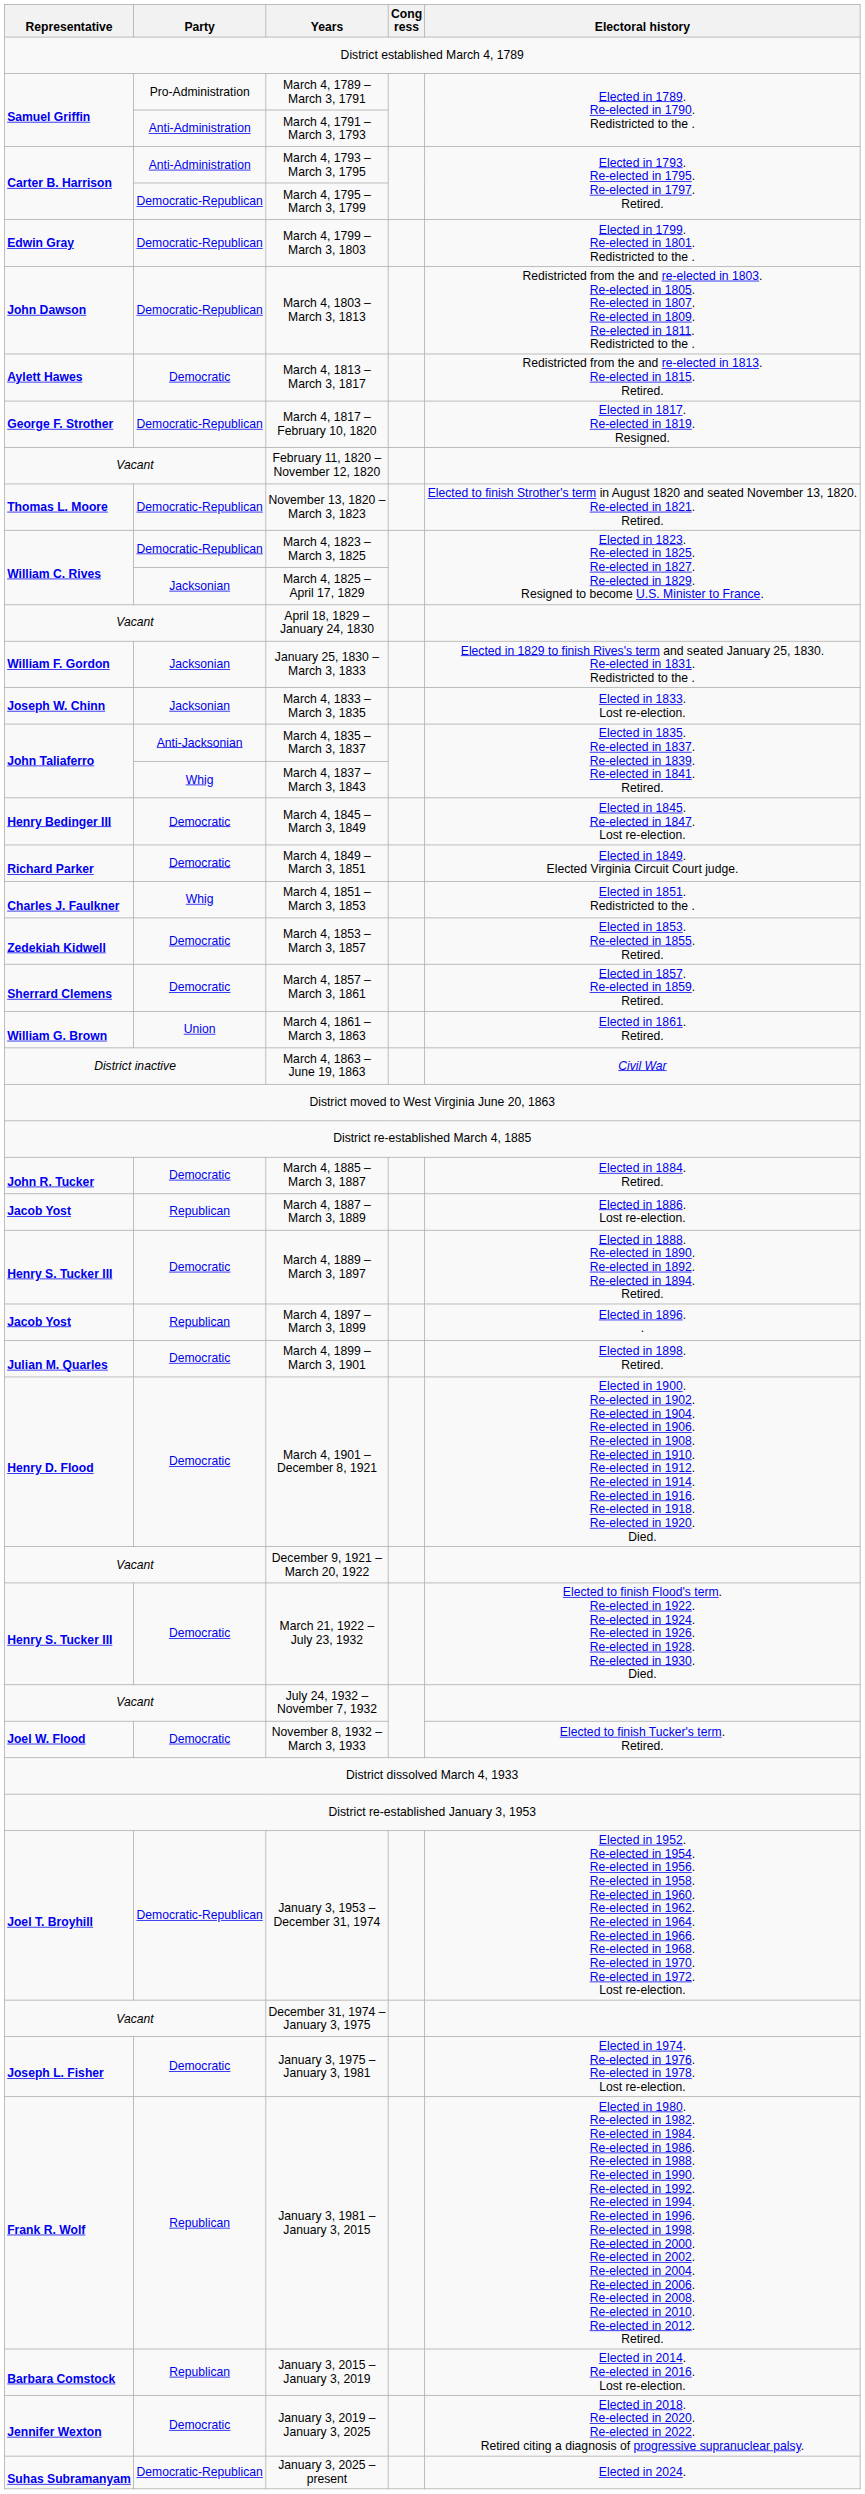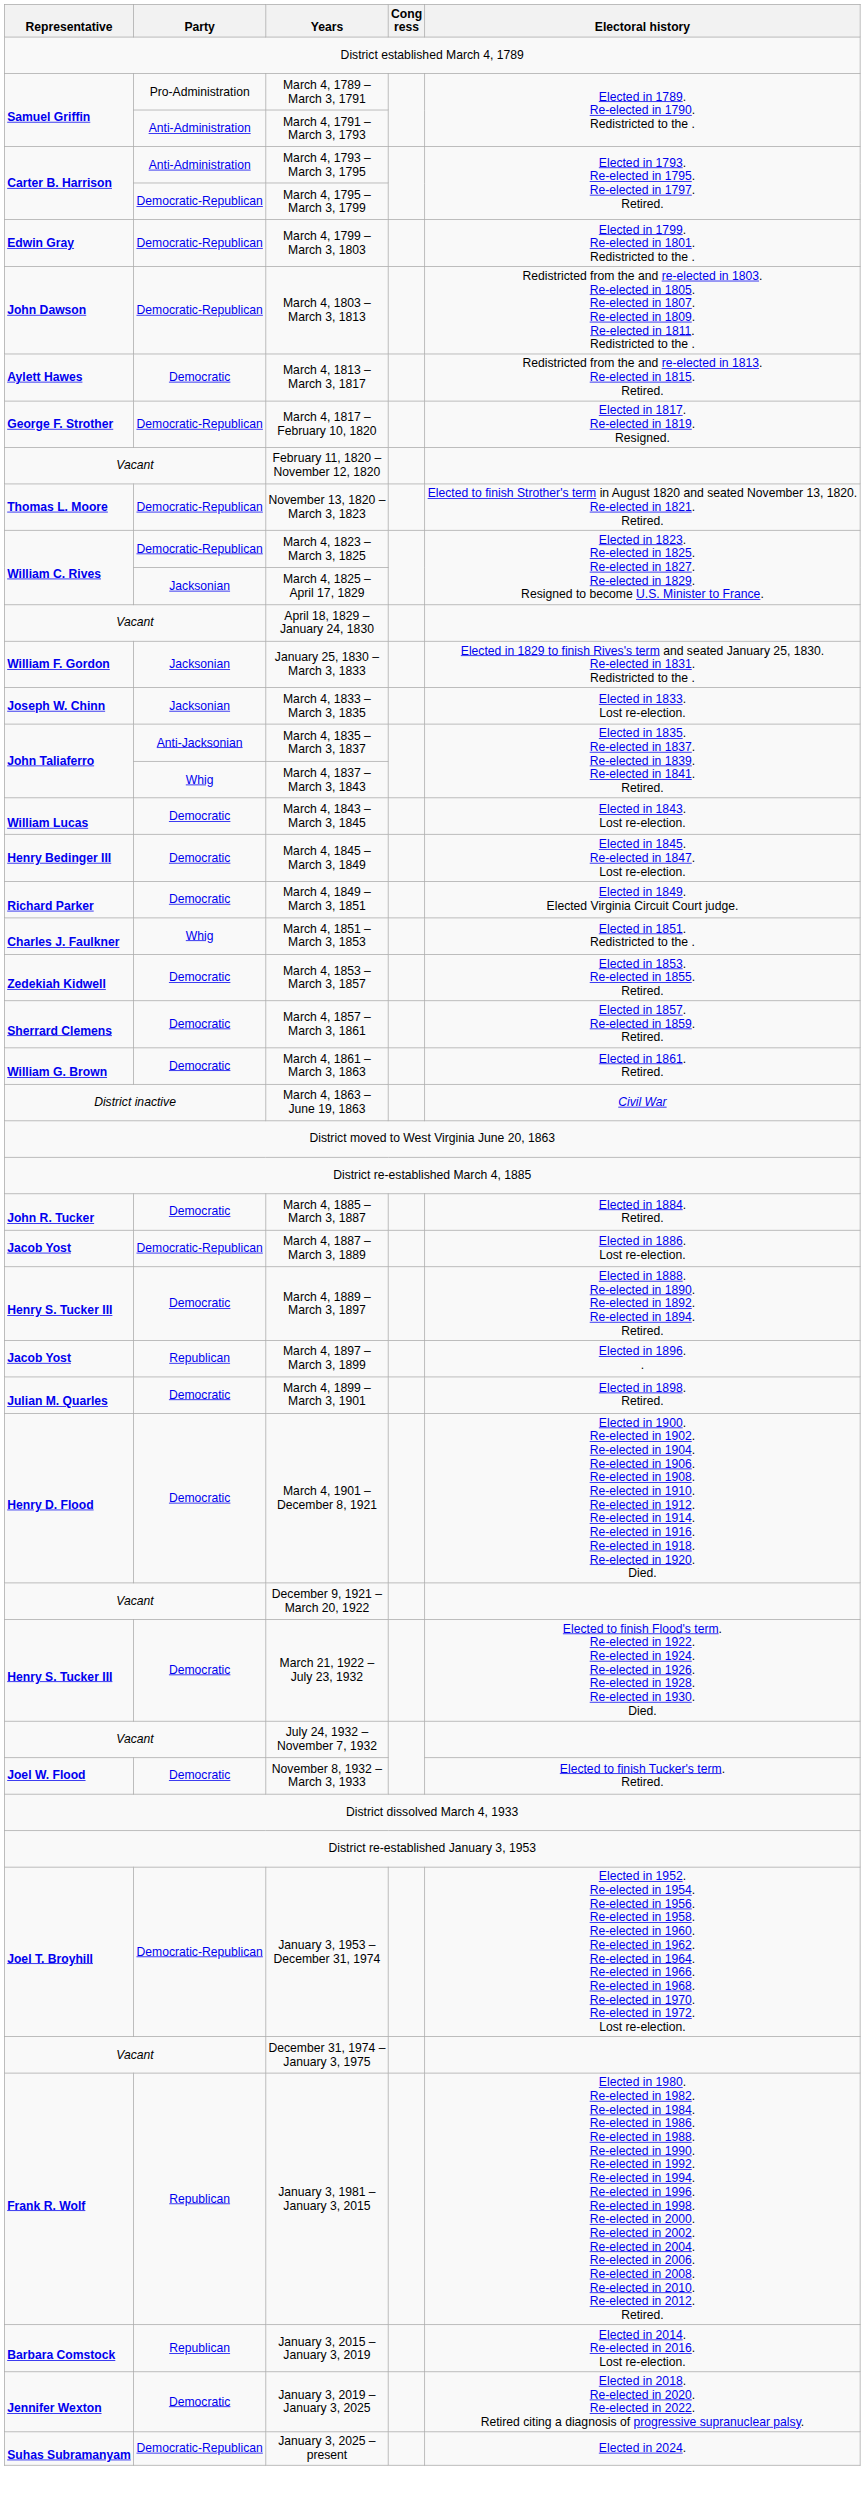+ row: (327, 816)
(200, 1029) Union -> (200, 1065) Democratic
(200, 1211) Republican -> (200, 1248) Democratic-Republican
- row: (327, 2066)
